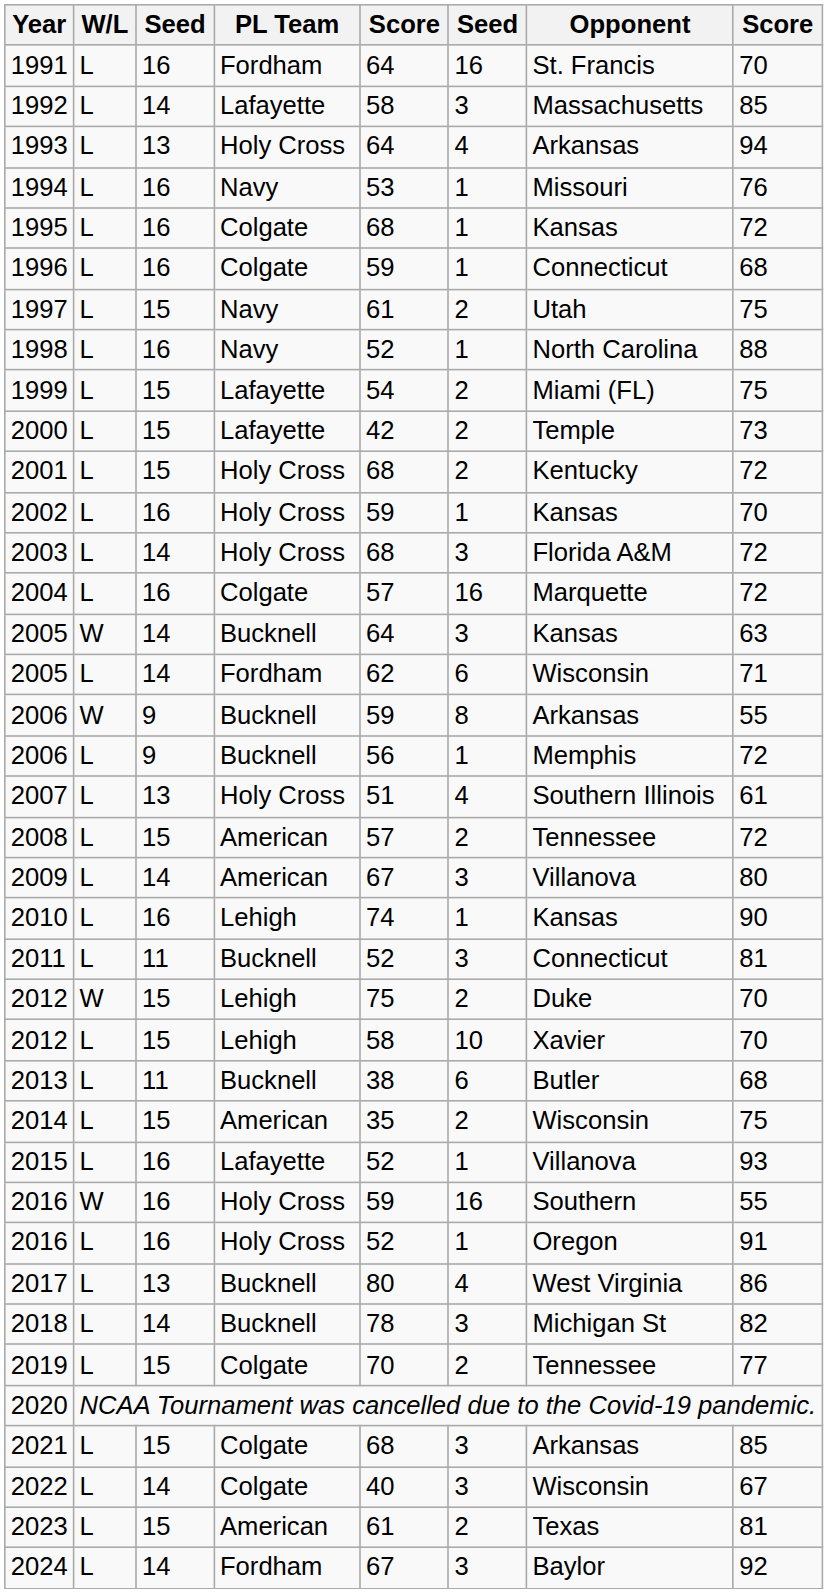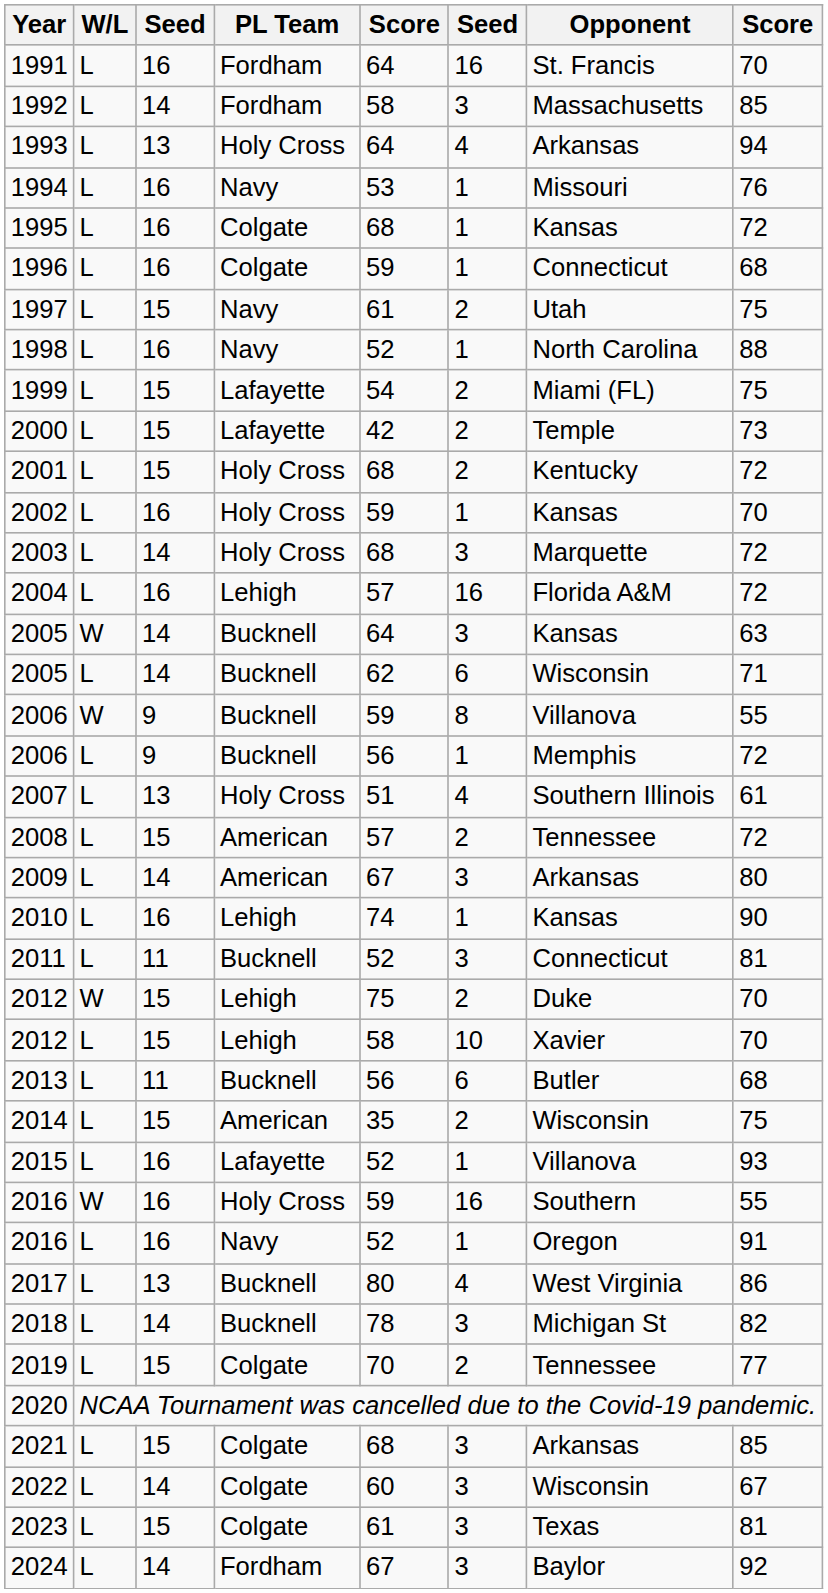(273, 106) Lafayette -> (271, 106) Fordham
(602, 552) Florida A&M -> (590, 552) Marquette
(264, 593) Colgate -> (258, 593) Lehigh
(590, 593) Marquette -> (602, 593) Florida A&M
(271, 674) Fordham -> (268, 674) Bucknell
(586, 715) Arkansas -> (584, 715) Villanova
(584, 877) Villanova -> (586, 877) Arkansas
(380, 1080) 38 -> (380, 1080) 56
(283, 1242) Holy Cross -> (249, 1242) Navy
(380, 1486) 40 -> (380, 1486) 60
(274, 1526) American -> (264, 1526) Colgate
(462, 1526) 2 -> (462, 1526) 3
